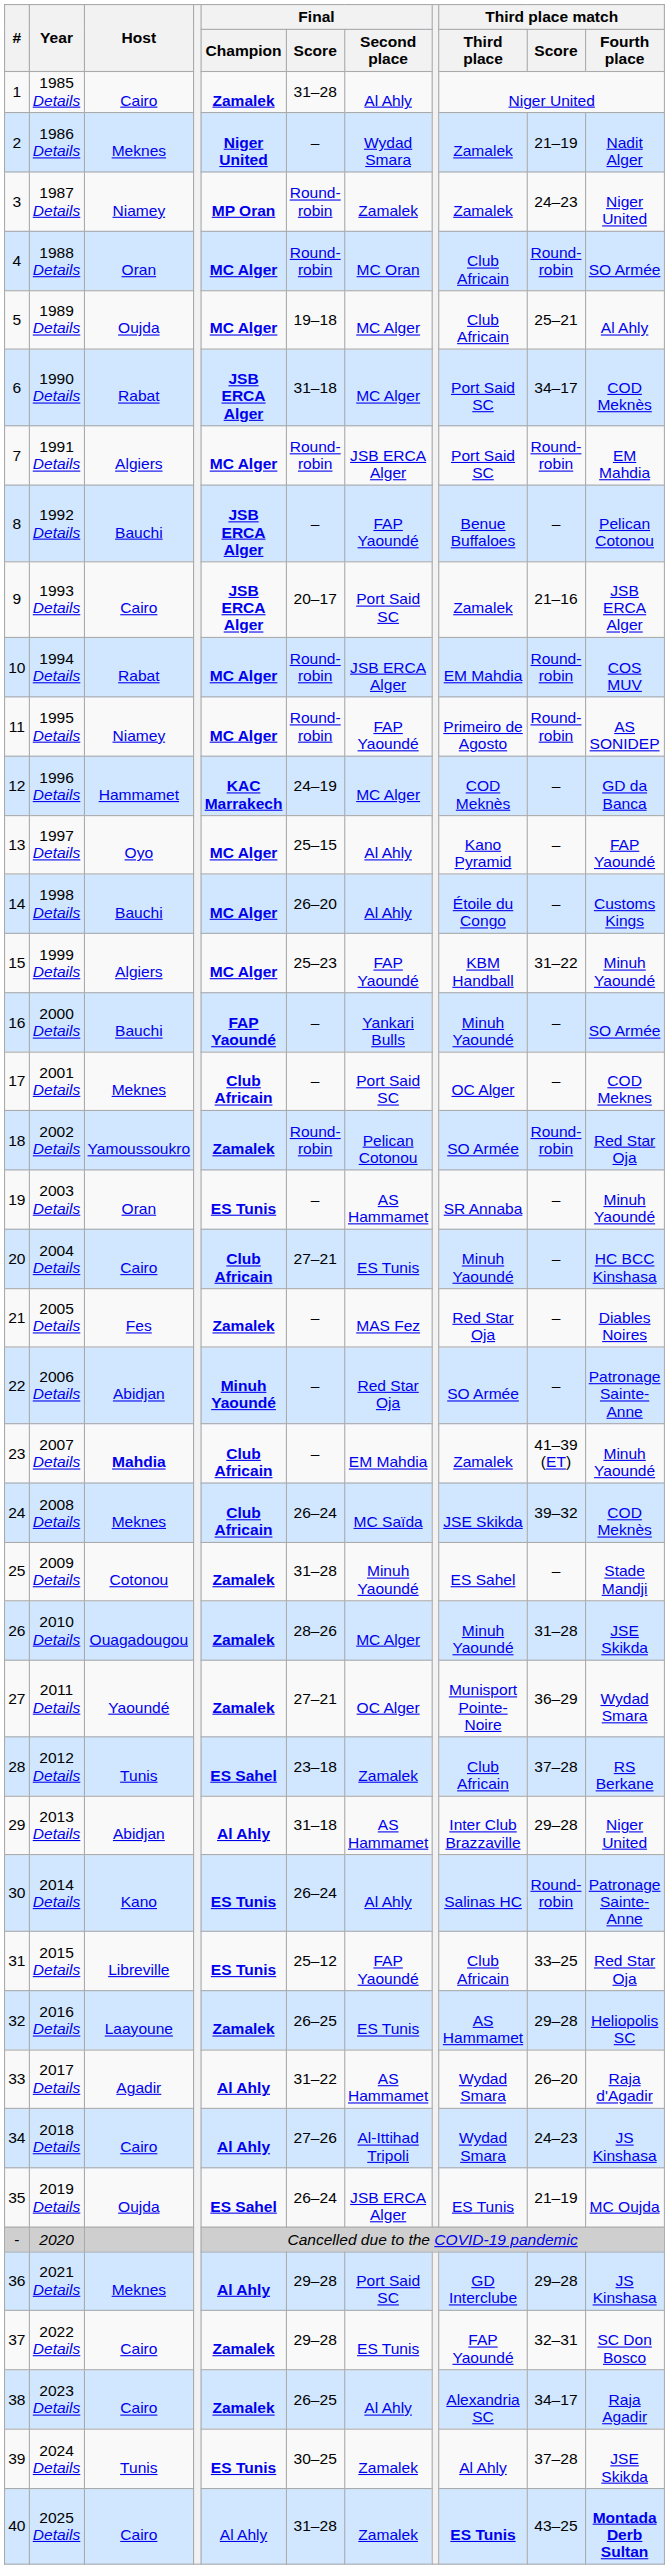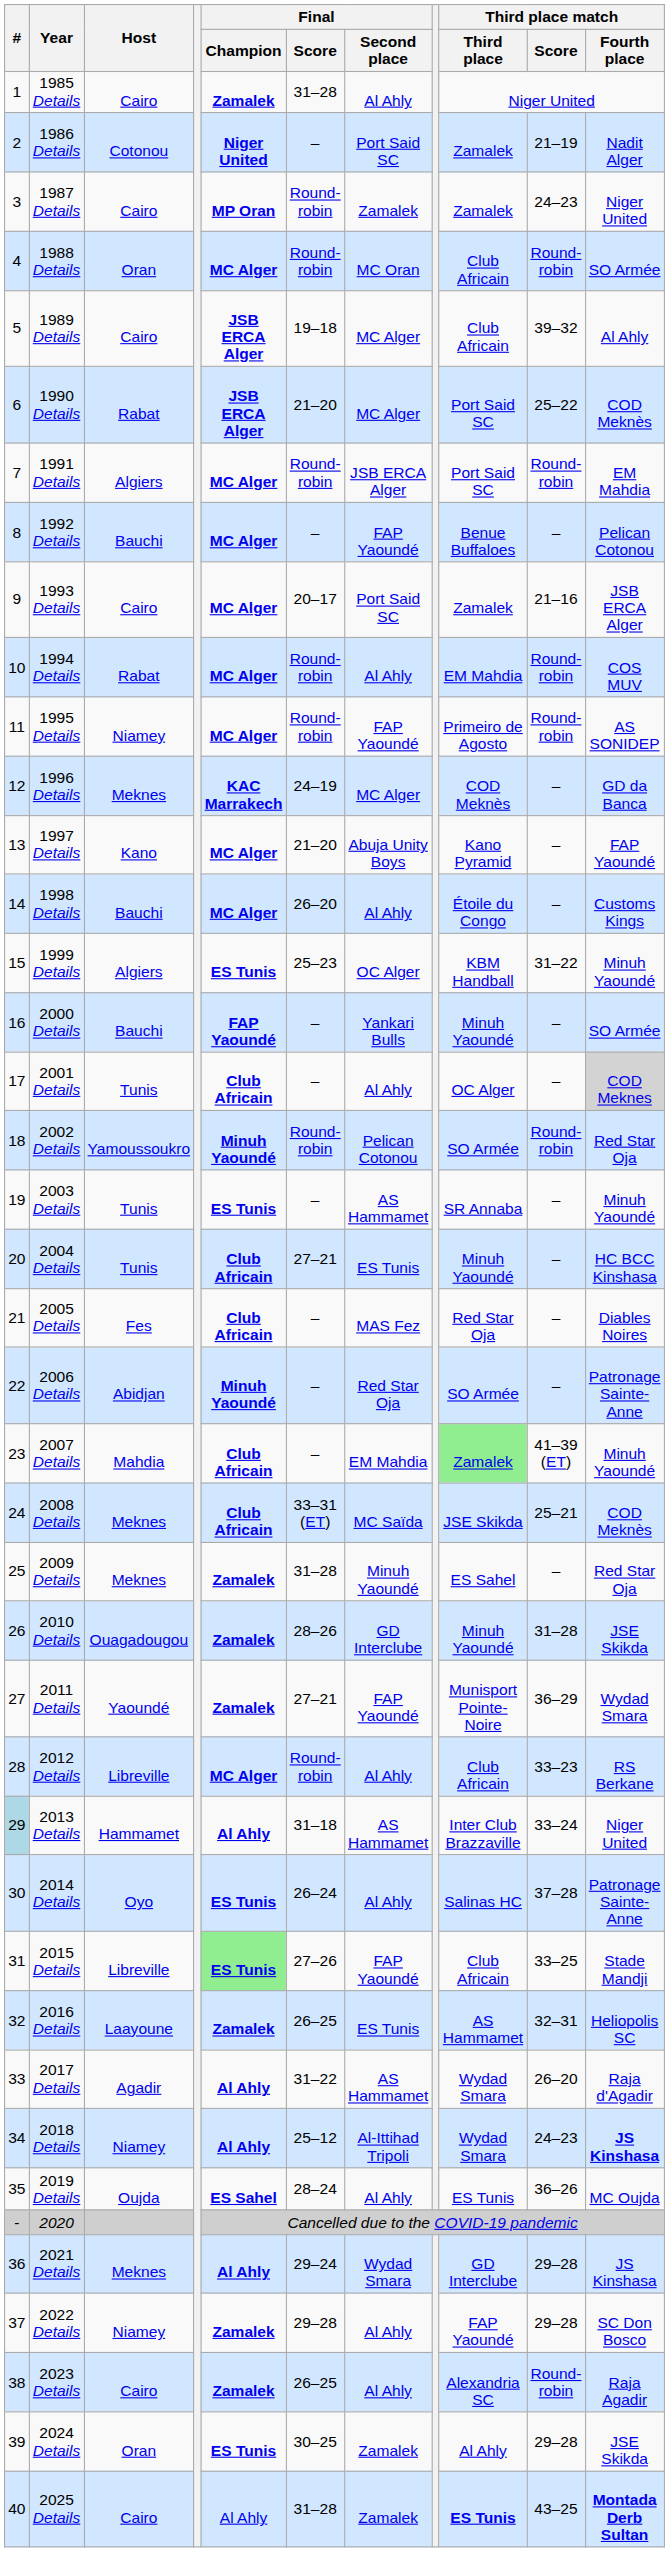(139, 151) Meknes -> (139, 151) Cotonou
(388, 151) Wydad Smara -> (388, 151) Port Said SC
(139, 211) Niamey -> (139, 211) Cairo
(139, 329) Oujda -> (139, 337) Cairo
(244, 329) MC Alger -> (244, 337) JSB ERCA Alger
(556, 320) 25–21 -> (556, 329) 39–32
(315, 388) 31–18 -> (315, 405) 21–20
(556, 388) 34–17 -> (556, 405) 25–22
(244, 532) JSB ERCA Alger -> (244, 541) MC Alger
(244, 609) JSB ERCA Alger -> (244, 609) MC Alger
(388, 676) JSB ERCA Alger -> (388, 676) Al Ahly
(139, 795) Hammamet -> (139, 795) Meknes
(139, 854) Oyo -> (139, 854) Kano
(315, 845) 25–15 -> (315, 845) 21–20
(388, 854) Al Ahly -> (388, 854) Abuja Unity Boys
(244, 972) MC Alger -> (244, 972) ES Tunis
(388, 972) FAP Yaoundé -> (388, 972) OC Alger
(139, 1090) Meknes -> (139, 1090) Tunis
(388, 1090) Port Said SC -> (388, 1090) Al Ahly
(625, 1090) no background -> (625, 1090) lightgrey background
(244, 1149) Zamalek -> (244, 1149) Minuh Yaoundé
(139, 1208) Oran -> (139, 1208) Tunis
(139, 1268) Cairo -> (139, 1268) Tunis
(244, 1327) Zamalek -> (244, 1327) Club Africain
(139, 1462) bold -> (139, 1462) normal
(483, 1462) no background -> (483, 1462) lightgreen background
(315, 1513) 26–24 -> (315, 1513) 33–31 (ET)
(556, 1513) 39–32 -> (556, 1513) 25–21
(139, 1581) Cotonou -> (139, 1581) Meknes
(625, 1581) Stade Mandji -> (625, 1581) Red Star Oja
(388, 1640) MC Alger -> (388, 1640) GD Interclube
(388, 1707) OC Alger -> (388, 1707) FAP Yaoundé
(139, 1775) Tunis -> (139, 1775) Libreville
(244, 1775) ES Sahel -> (244, 1775) MC Alger
(315, 1767) 23–18 -> (315, 1767) Round-robin
(388, 1775) Zamalek -> (388, 1775) Al Ahly
(556, 1767) 37–28 -> (556, 1767) 33–23
(17, 1826) no background -> (17, 1826) lightblue background
(139, 1834) Abidjan -> (139, 1834) Hammamet
(556, 1826) 29–28 -> (556, 1826) 33–24
(139, 1902) Kano -> (139, 1902) Oyo
(556, 1893) Round-robin -> (556, 1893) 37–28
(244, 1970) no background -> (244, 1970) lightgreen background
(315, 1961) 25–12 -> (315, 1961) 27–26
(625, 1970) Red Star Oja -> (625, 1970) Stade Mandji
(556, 2020) 29–28 -> (556, 2020) 32–31
(139, 2147) Cairo -> (139, 2147) Niamey
(315, 2139) 27–26 -> (315, 2139) 25–12
(625, 2147) normal -> (625, 2147) bold
(315, 2198) 26–24 -> (315, 2189) 28–24
(388, 2206) JSB ERCA Alger -> (388, 2198) Al Ahly
(556, 2198) 21–19 -> (556, 2189) 36–26
(315, 2281) 29–28 -> (315, 2264) 29–24
(388, 2290) Port Said SC -> (388, 2273) Wydad Smara
(139, 2349) Cairo -> (139, 2332) Niamey
(388, 2349) ES Tunis -> (388, 2332) Al Ahly
(556, 2341) 32–31 -> (556, 2323) 29–28
(556, 2400) 34–17 -> (556, 2382) Round-robin
(139, 2467) Tunis -> (139, 2450) Oran
(556, 2459) 37–28 -> (556, 2442) 29–28
